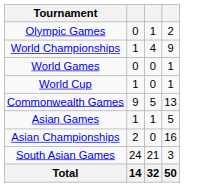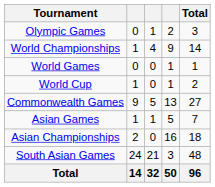+ column: (195, 13)
